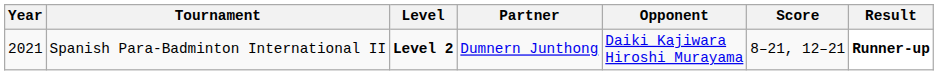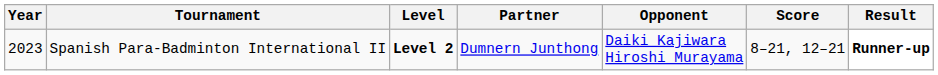(25, 49) 2021 -> (25, 49) 2023
